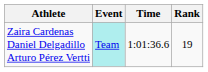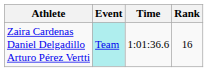(187, 44) 19 -> (187, 44) 16
